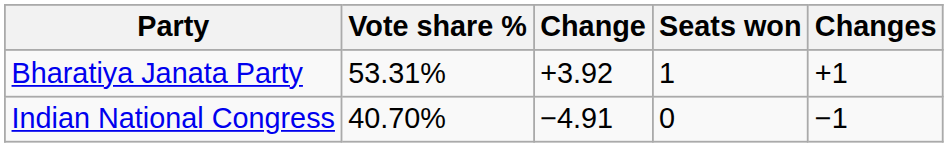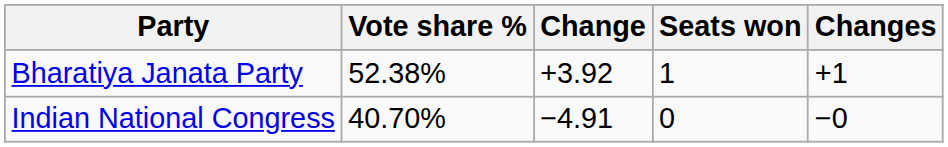(397, 73) 53.31% -> (397, 73) 52.38%
(831, 118) −1 -> (831, 118) −0
